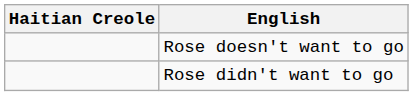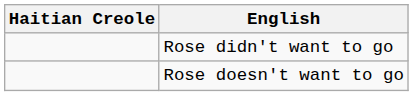rows swapped: (284, 47) <-> (278, 76)
